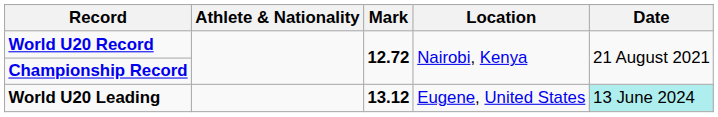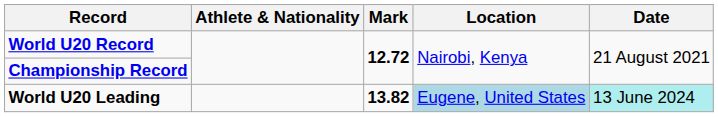(388, 97) 13.12 -> (388, 97) 13.82
(501, 97) no background -> (501, 97) lightblue background
